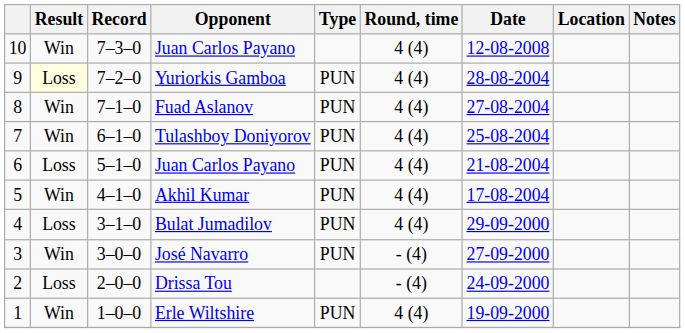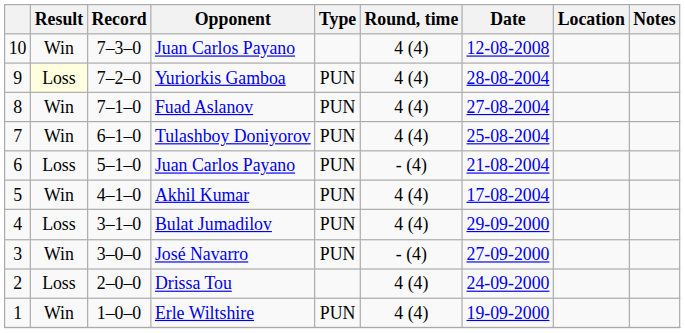(411, 165) 4 (4) -> (411, 165) - (4)
(411, 283) - (4) -> (411, 283) 4 (4)
